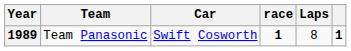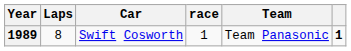columns swapped: (95, 15) <-> (314, 15)
(278, 35) bold -> (204, 35) normal
